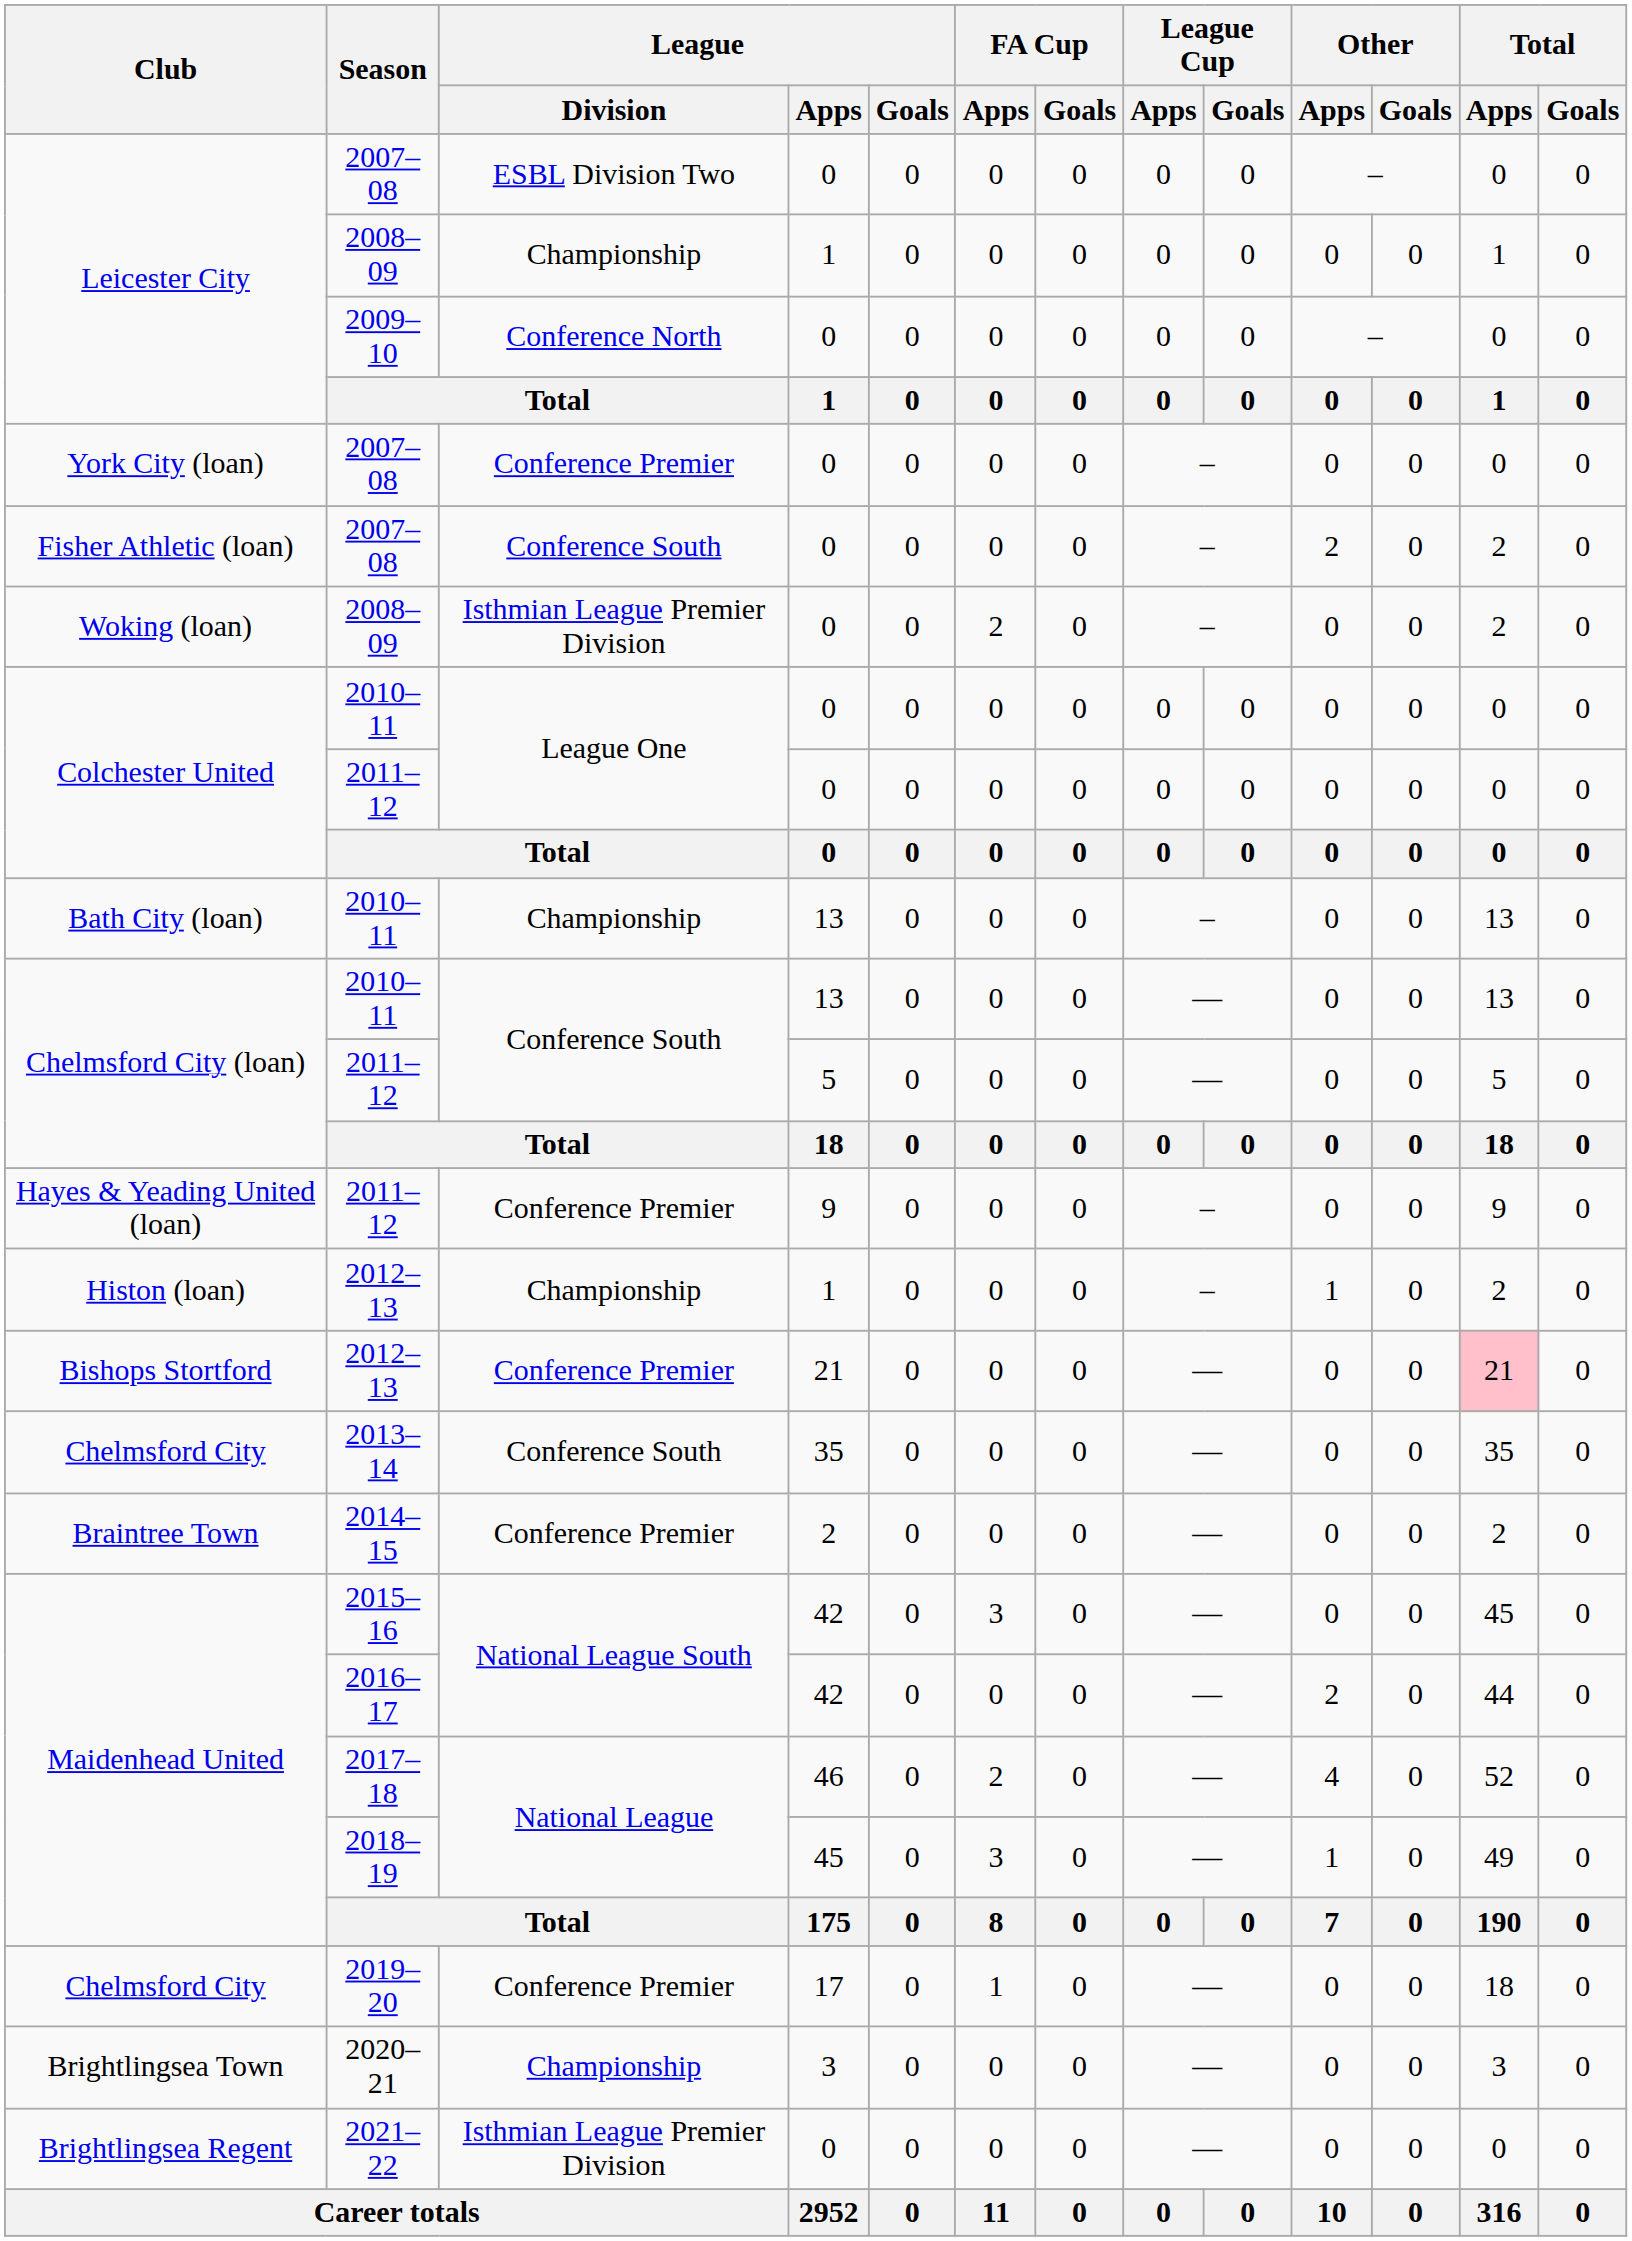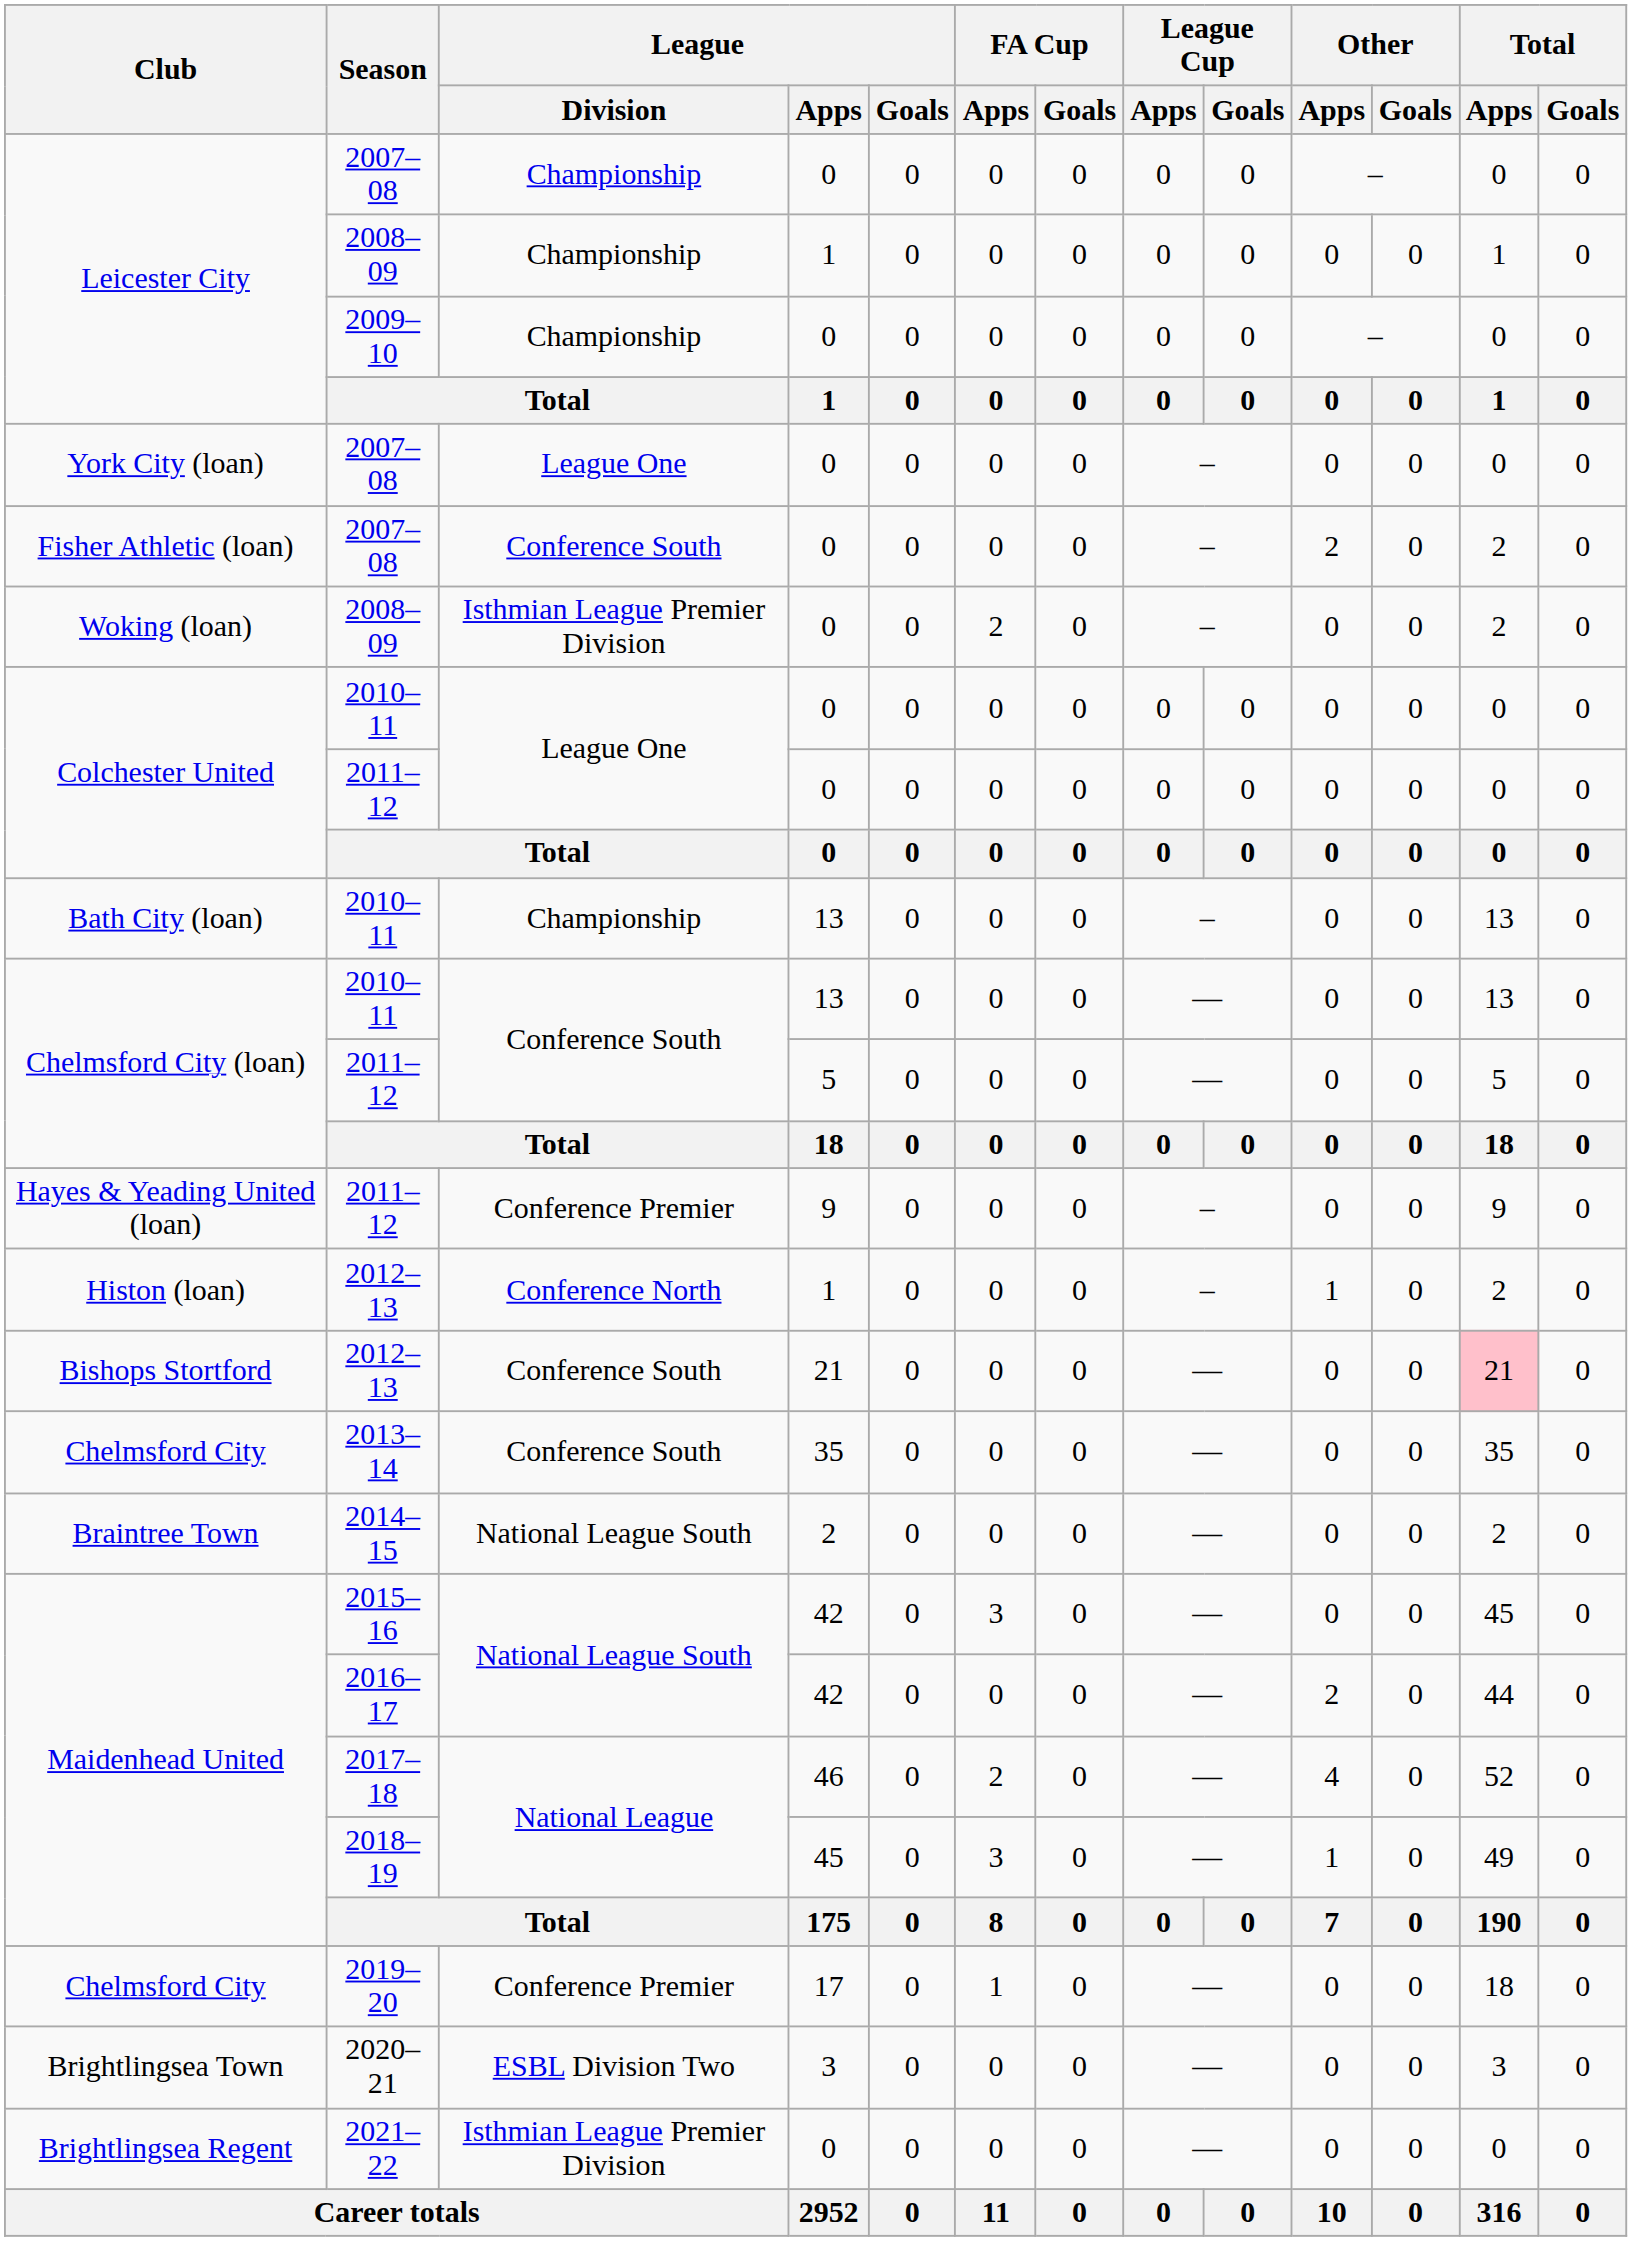(614, 173) ESBL Division Two -> (614, 173) Championship
(614, 335) Conference North -> (614, 335) Championship
(614, 464) Conference Premier -> (614, 464) League One
(614, 1289) Championship -> (614, 1289) Conference North
(614, 1370) Conference Premier -> (614, 1370) Conference South
(614, 1532) Conference Premier -> (614, 1532) National League South
(614, 2066) Championship -> (614, 2066) ESBL Division Two
